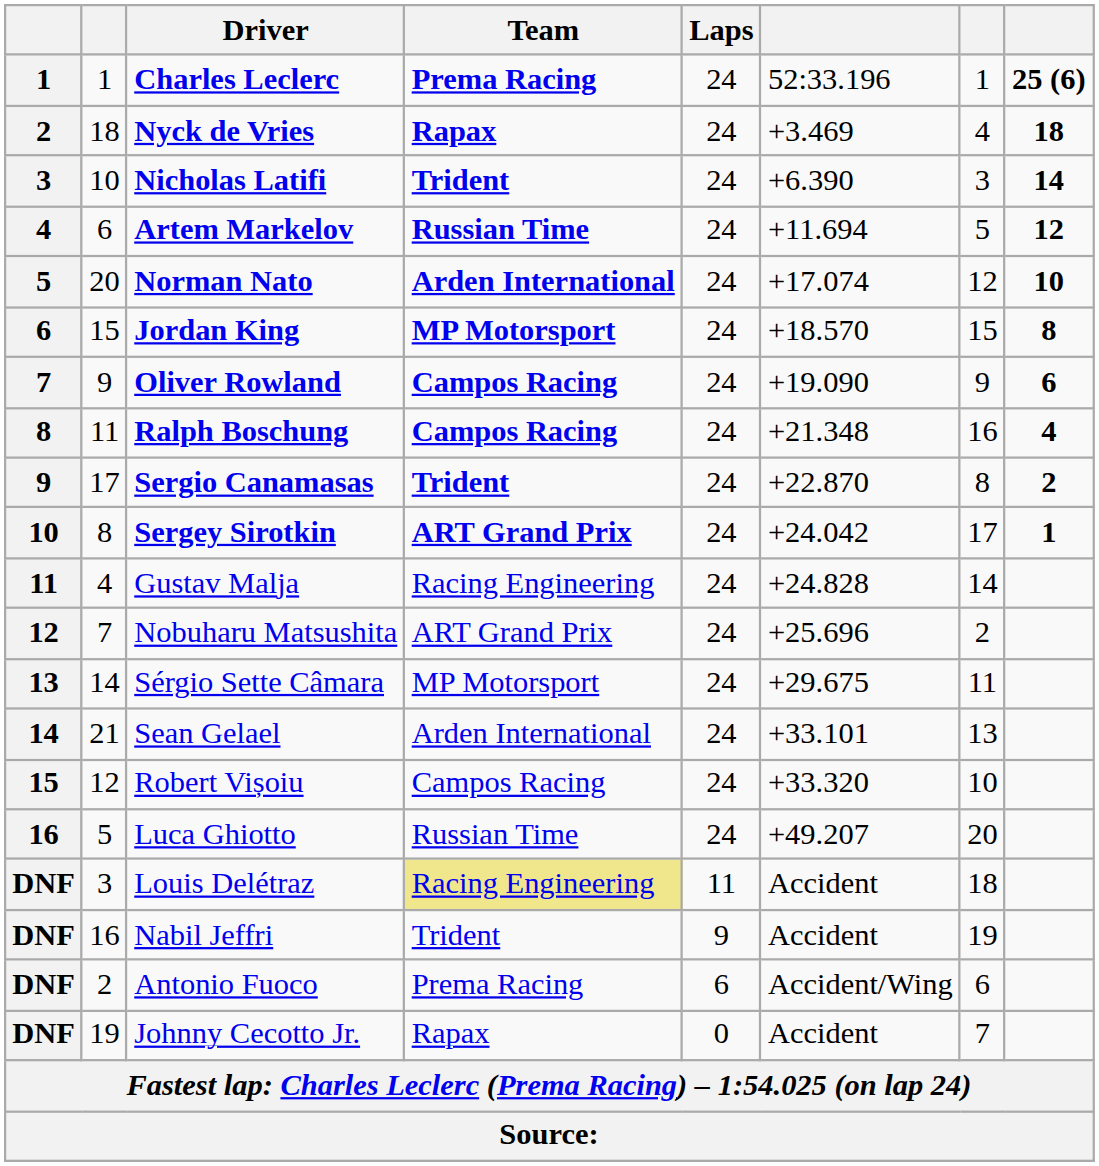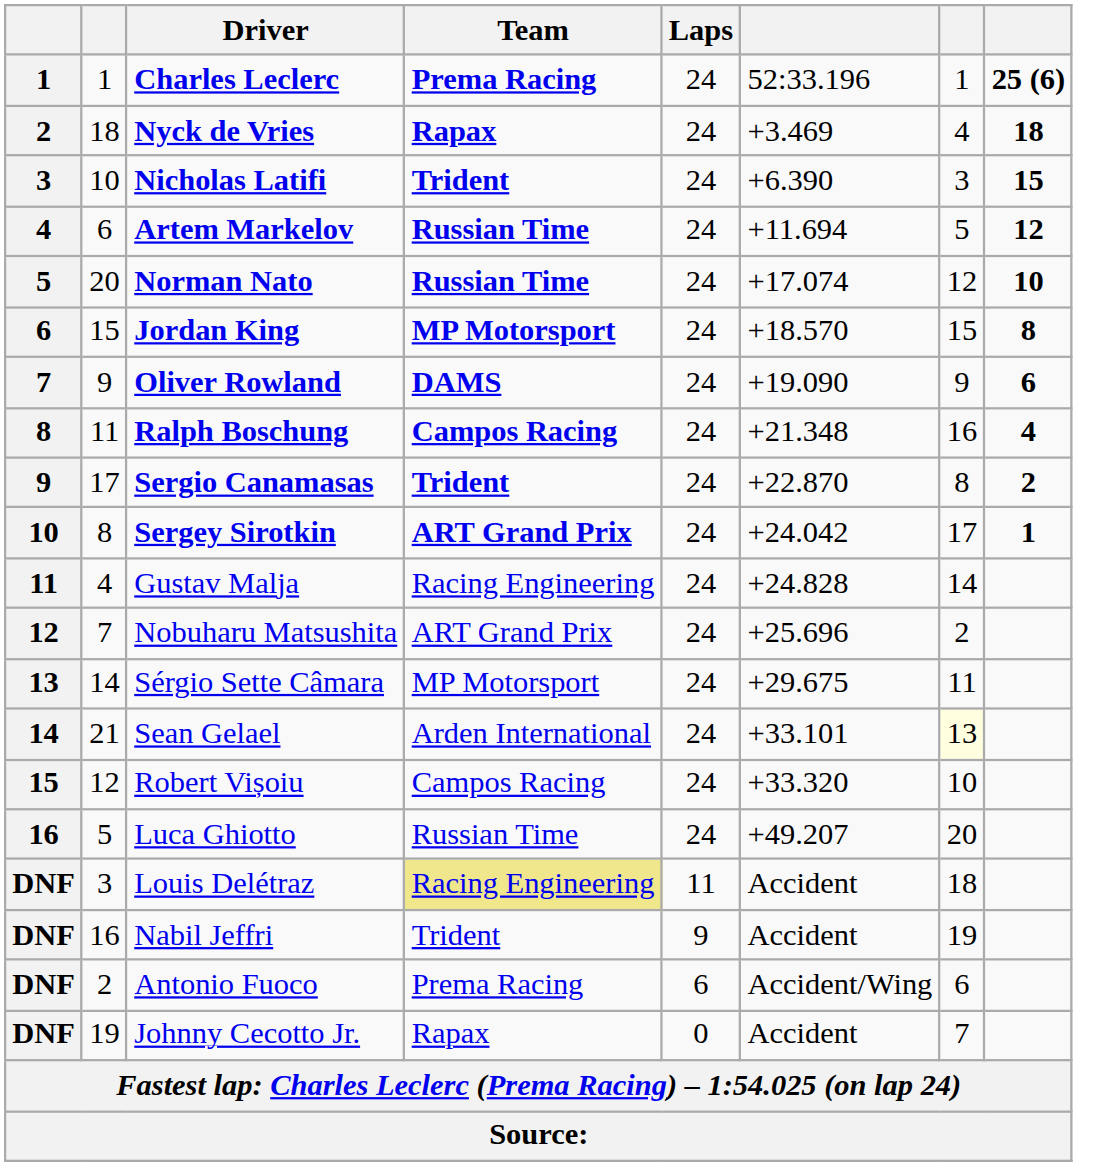(1049, 180) 14 -> (1028, 180) 15
(543, 280) Arden International -> (500, 280) Russian Time
(514, 381) Campos Racing -> (457, 381) DAMS
(982, 732) no background -> (962, 732) lightyellow background
